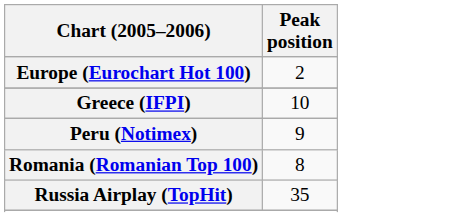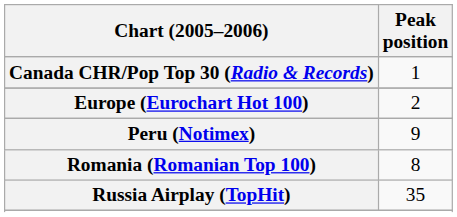+ row: (191, 72)
- row: (134, 103)
